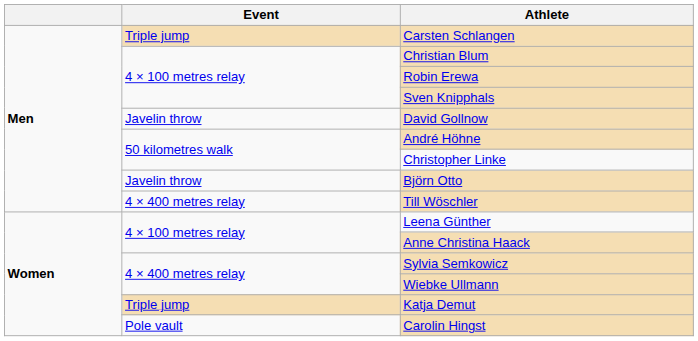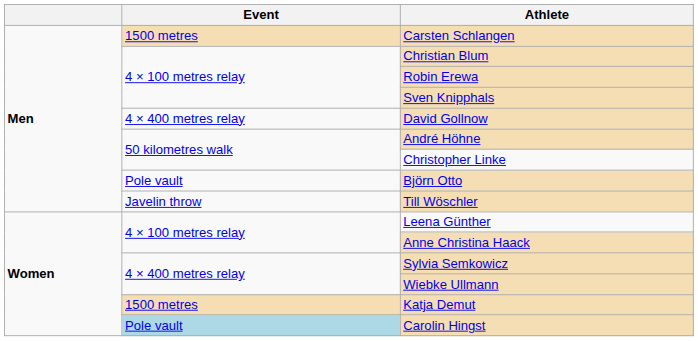(157, 36) Triple jump -> (161, 36) 1500 metres
(163, 119) Javelin throw -> (185, 119) 4 × 400 metres relay
(163, 181) Javelin throw -> (154, 181) Pole vault
(185, 202) 4 × 400 metres relay -> (163, 202) Javelin throw
(157, 305) Triple jump -> (161, 305) 1500 metres
(154, 326) no background -> (154, 326) lightblue background
